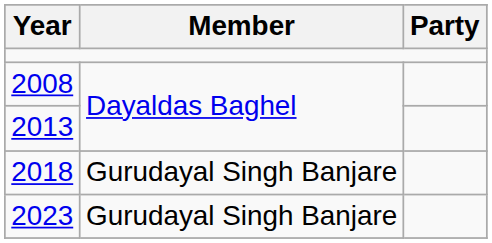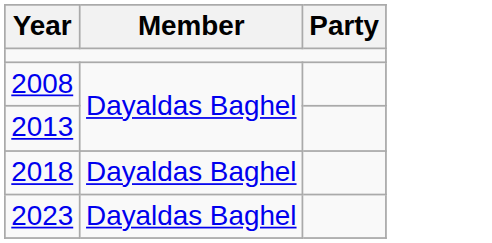(242, 171) Gurudayal Singh Banjare -> (191, 171) Dayaldas Baghel
(242, 216) Gurudayal Singh Banjare -> (191, 216) Dayaldas Baghel
